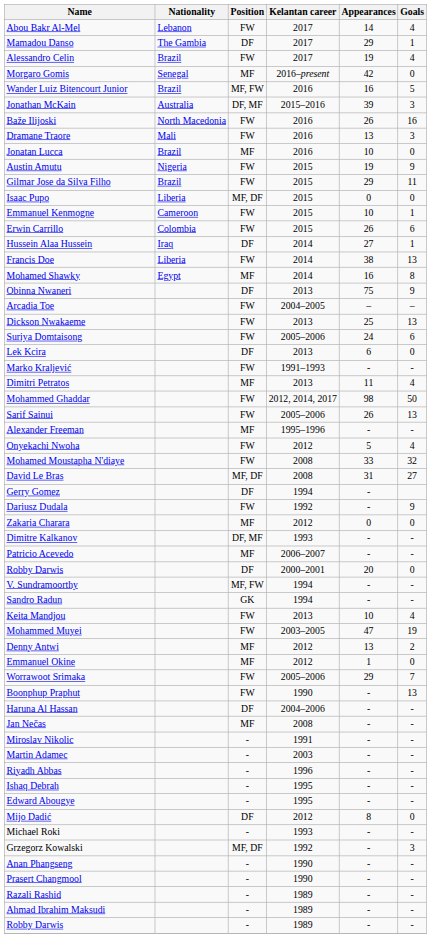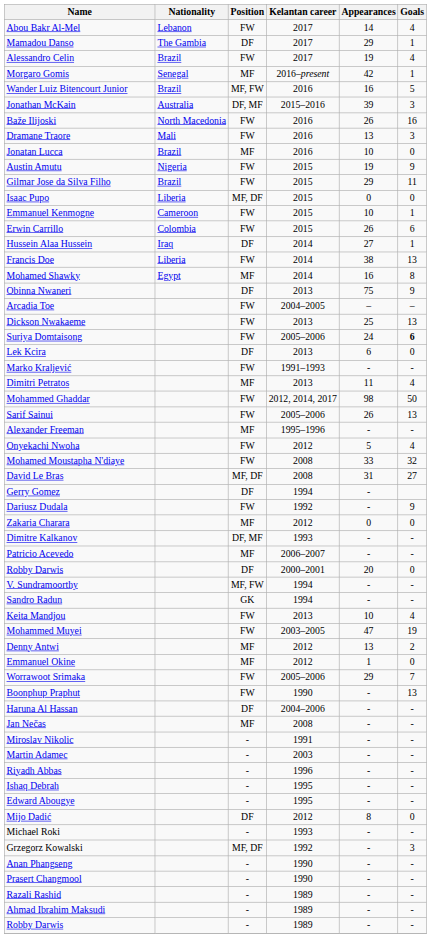(412, 74) 0 -> (412, 74) 1
(412, 337) normal -> (412, 337) bold
